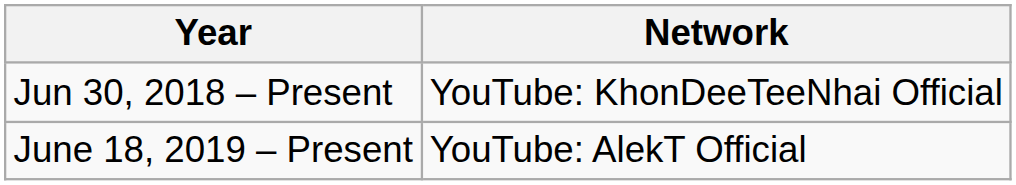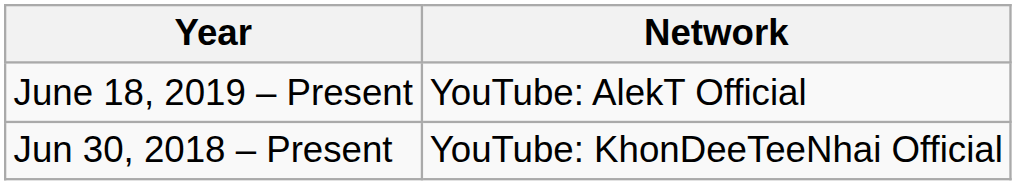rows swapped: (213, 149) <-> (203, 91)
